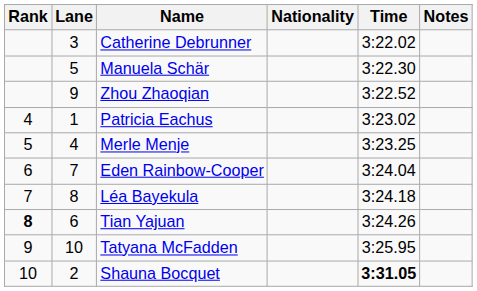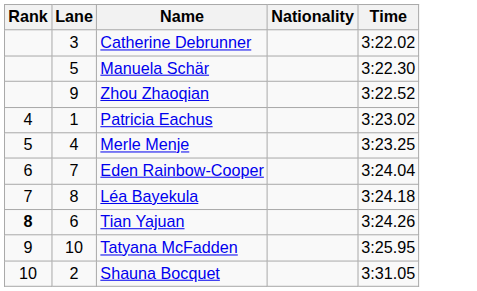- column: (446, 17)
(389, 273) bold -> (388, 273) normal
